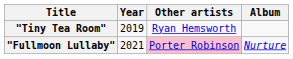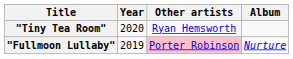(132, 29) 2019 -> (132, 29) 2020
(132, 45) 2021 -> (132, 45) 2019
